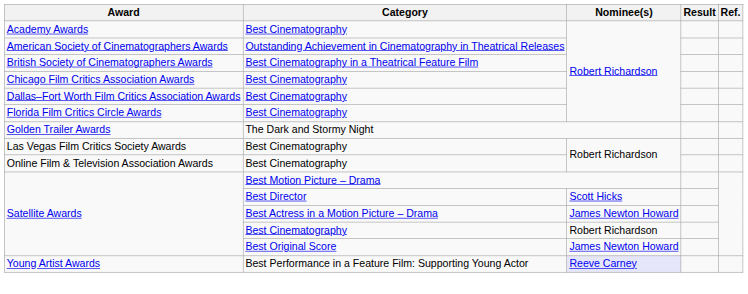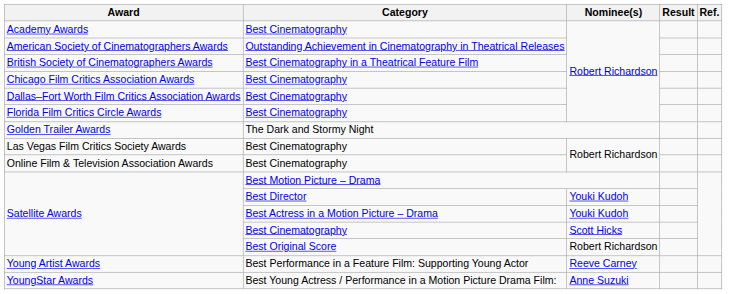(596, 197) Scott Hicks -> (599, 197) Youki Kudoh
(624, 213) James Newton Howard -> (599, 213) Youki Kudoh
(613, 230) Robert Richardson -> (596, 230) Scott Hicks
(624, 247) James Newton Howard -> (613, 247) Robert Richardson
(603, 264) lavender background -> (603, 264) no background
+ row: (50, 280)
